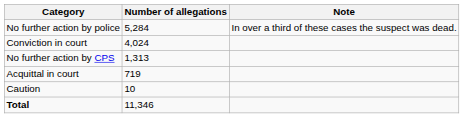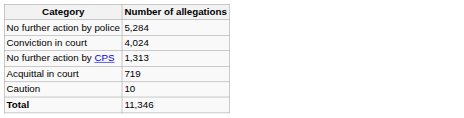- column: (344, 12)
